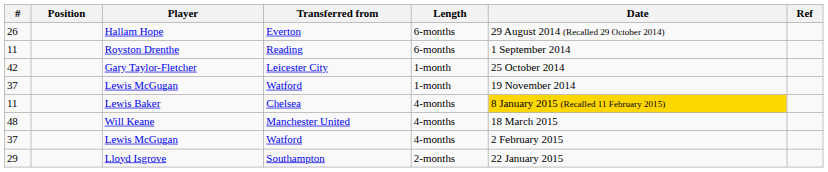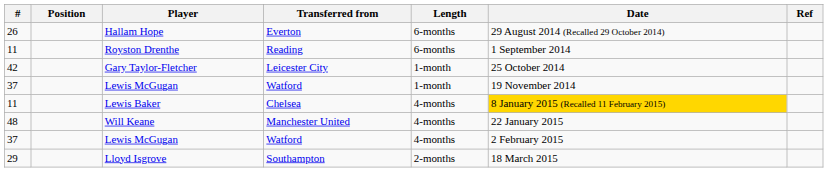(524, 121) 18 March 2015 -> (527, 121) 22 January 2015
(527, 158) 22 January 2015 -> (524, 158) 18 March 2015
